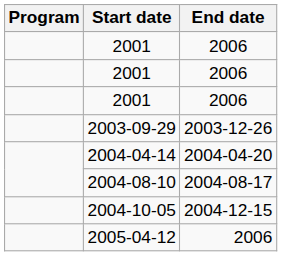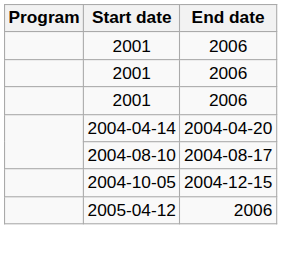- row: (132, 127)
